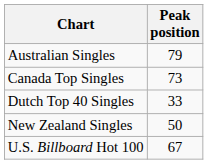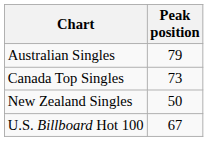- row: (71, 101)
